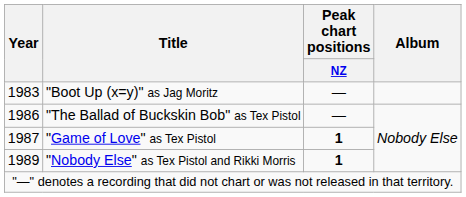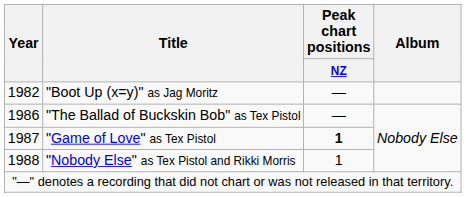(24, 92) 1983 -> (24, 92) 1982
(24, 160) 1989 -> (24, 160) 1988
(339, 160) bold -> (339, 160) normal
